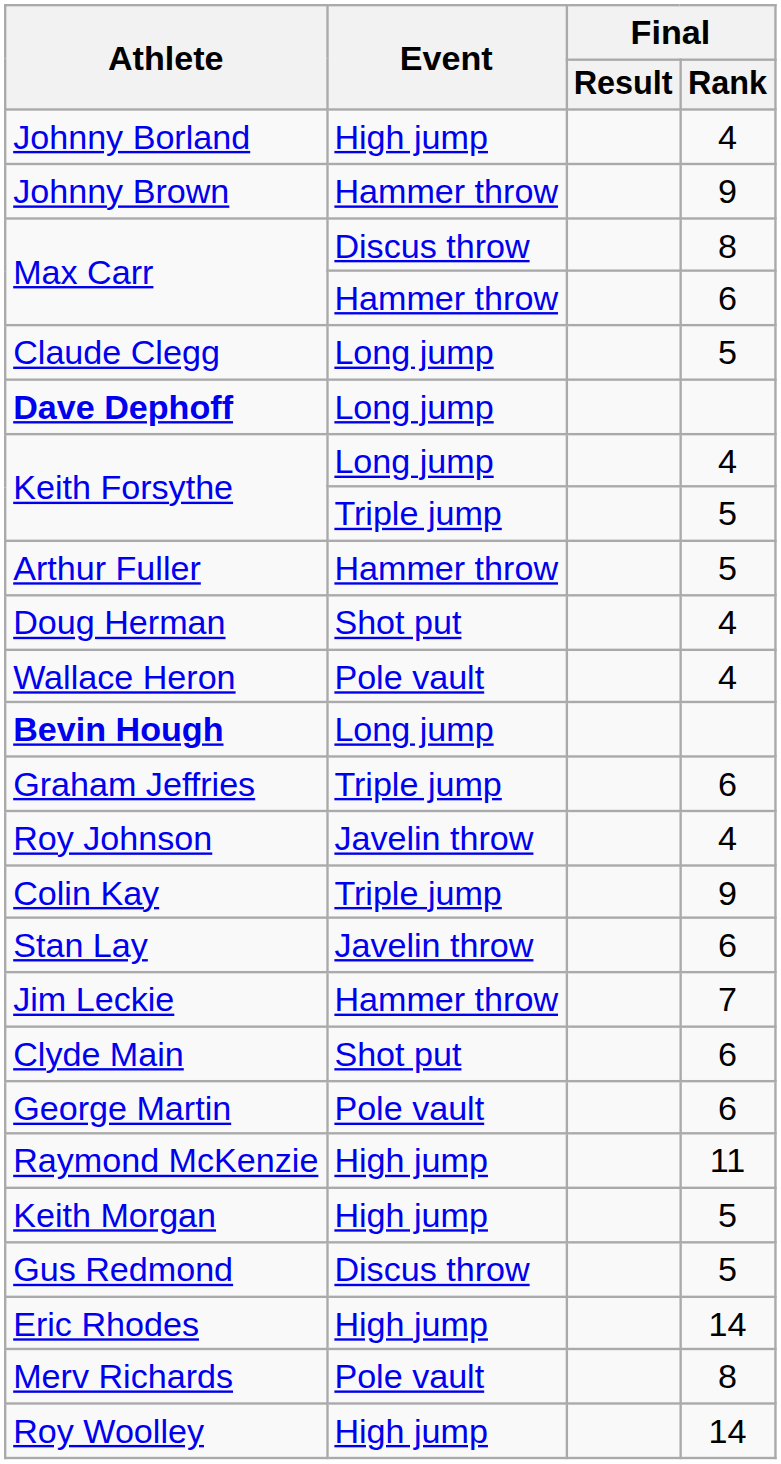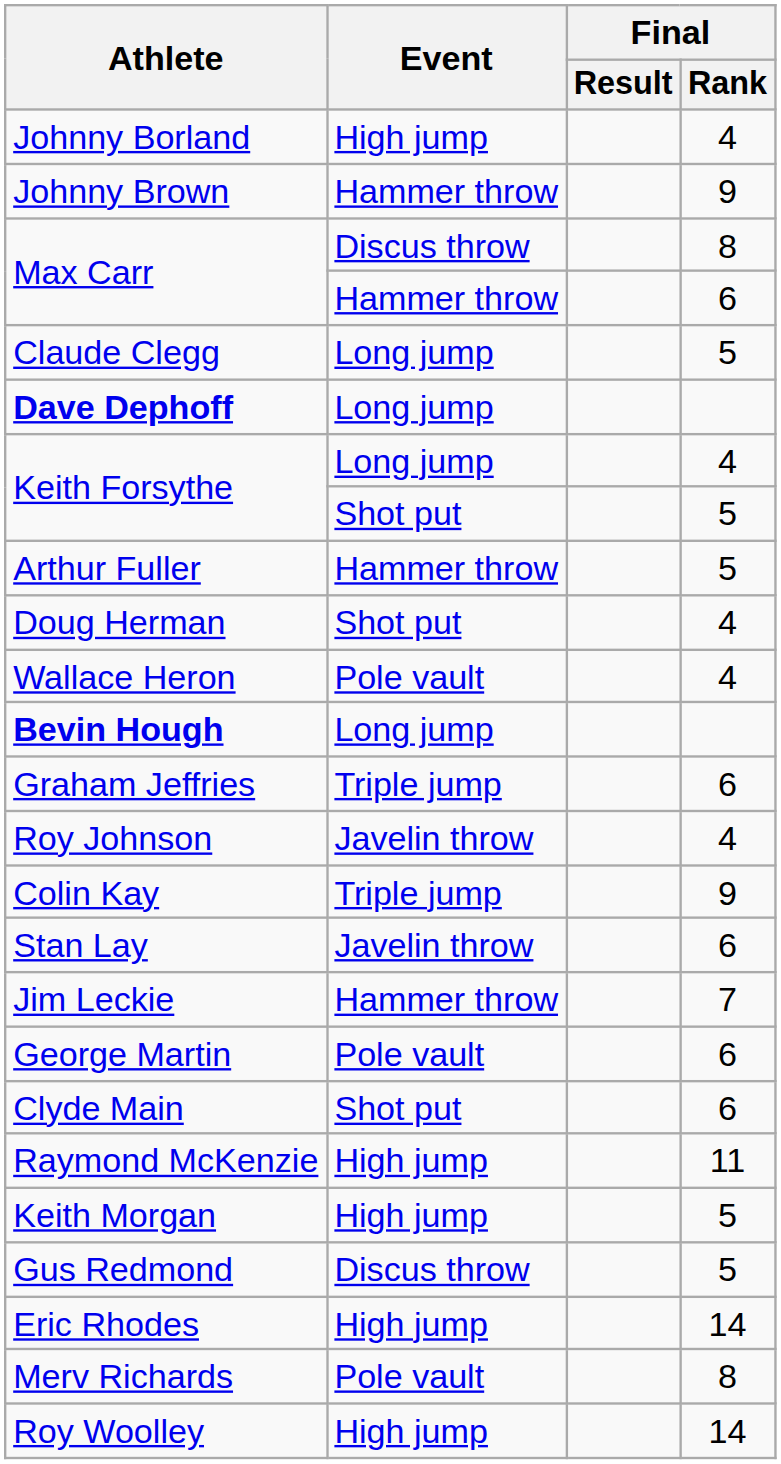(418, 515) Triple jump -> (398, 515) Shot put
rows swapped: (98, 1054) <-> (122, 1108)
